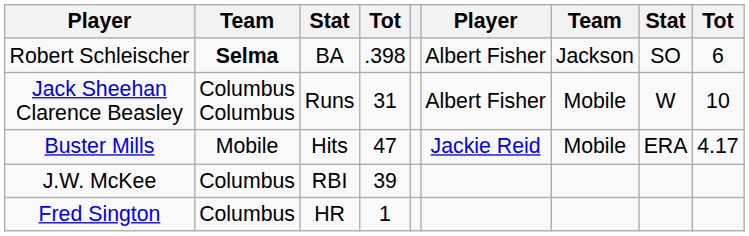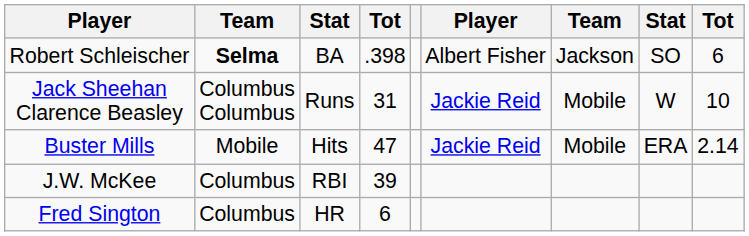(486, 100) Albert Fisher -> (486, 100) Jackie Reid
(718, 146) 4.17 -> (718, 146) 2.14
(385, 214) 1 -> (385, 214) 6
